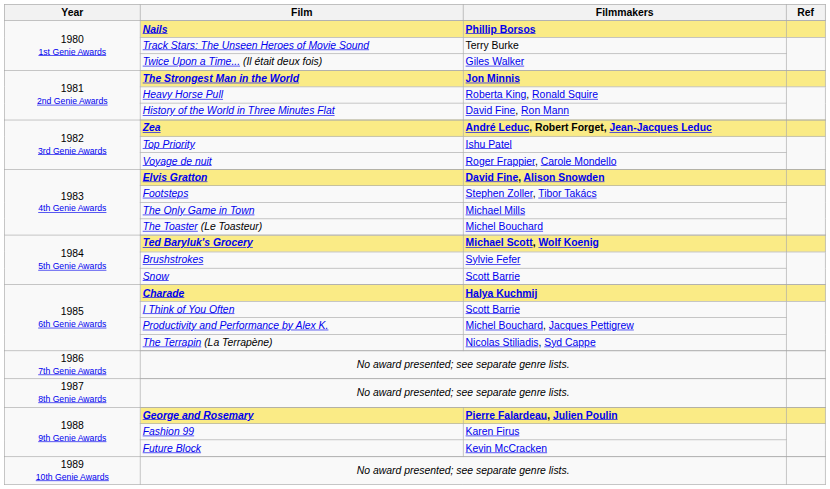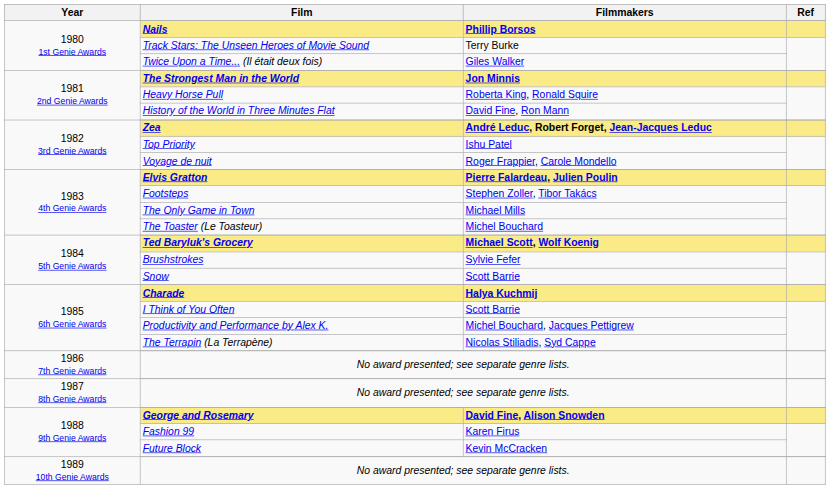(535, 177) David Fine, Alison Snowden -> (542, 177) Pierre Falardeau, Julien Poulin
(542, 415) Pierre Falardeau, Julien Poulin -> (535, 415) David Fine, Alison Snowden
